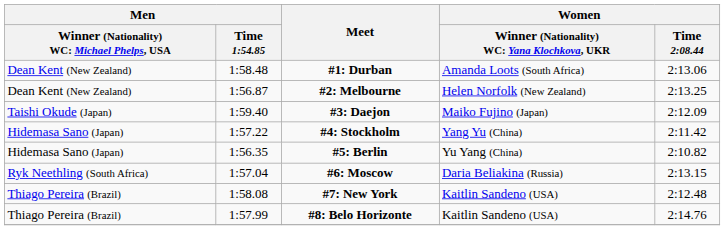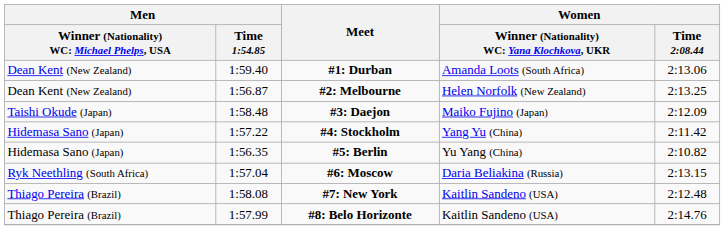(248, 70) 1:58.48 -> (248, 70) 1:59.40
(248, 111) 1:59.40 -> (248, 111) 1:58.48
